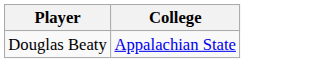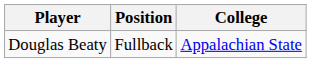+ column: (144, 17)
